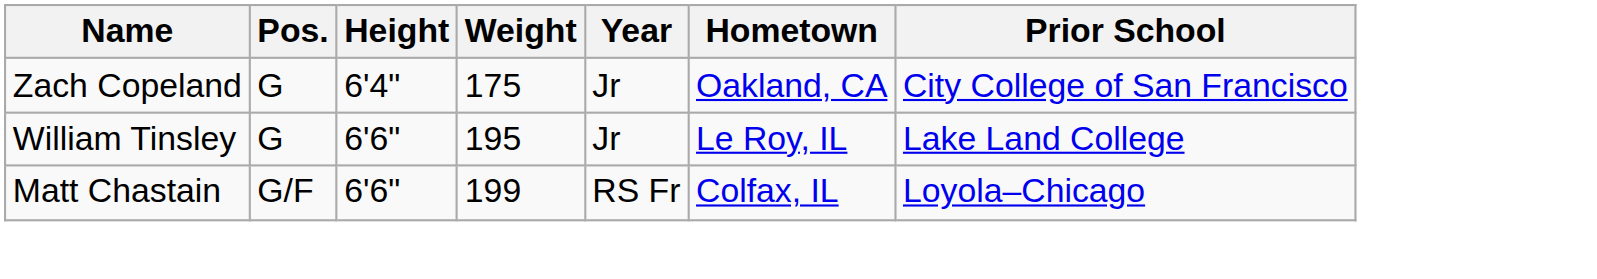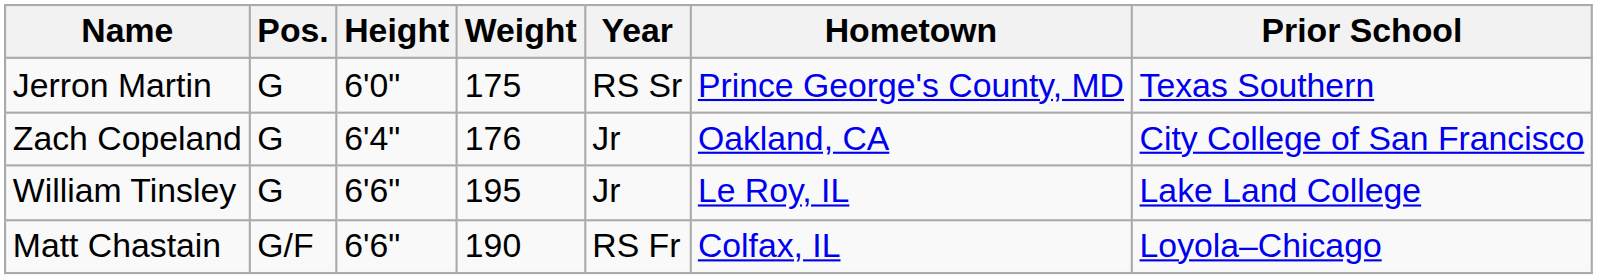+ row: (112, 84)
(493, 84) 175 -> (493, 138) 176
(493, 191) 199 -> (493, 245) 190
